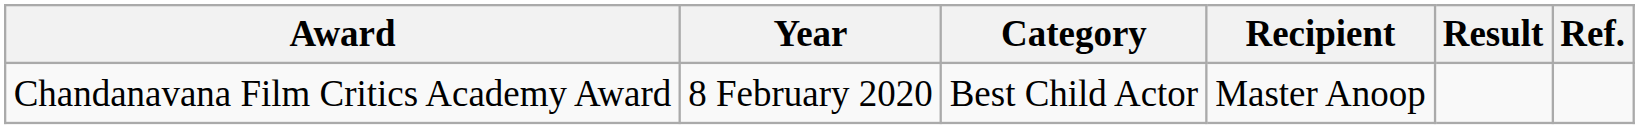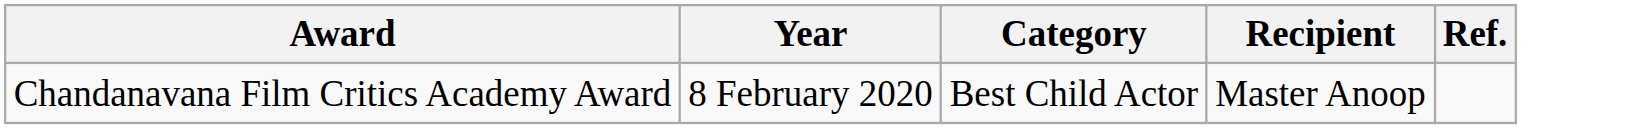- column: (1493, 33)
